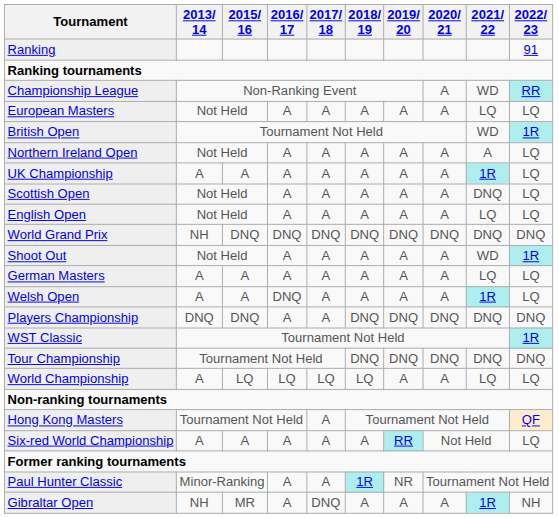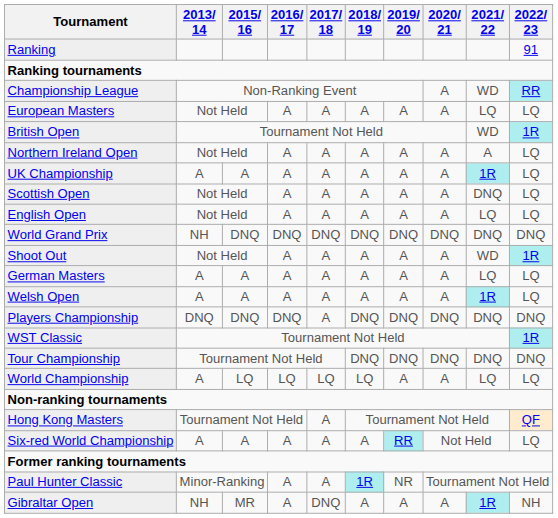(287, 296) DNQ -> (287, 296) A
(287, 317) A -> (287, 317) DNQ
